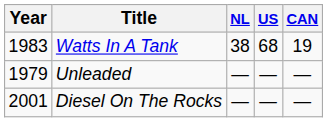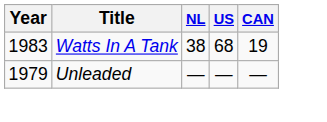- row: (139, 102)
